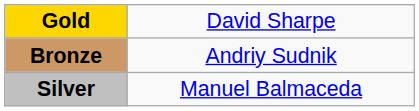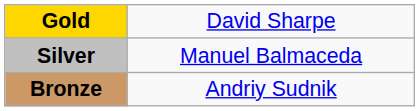rows swapped: (66, 88) <-> (66, 55)
